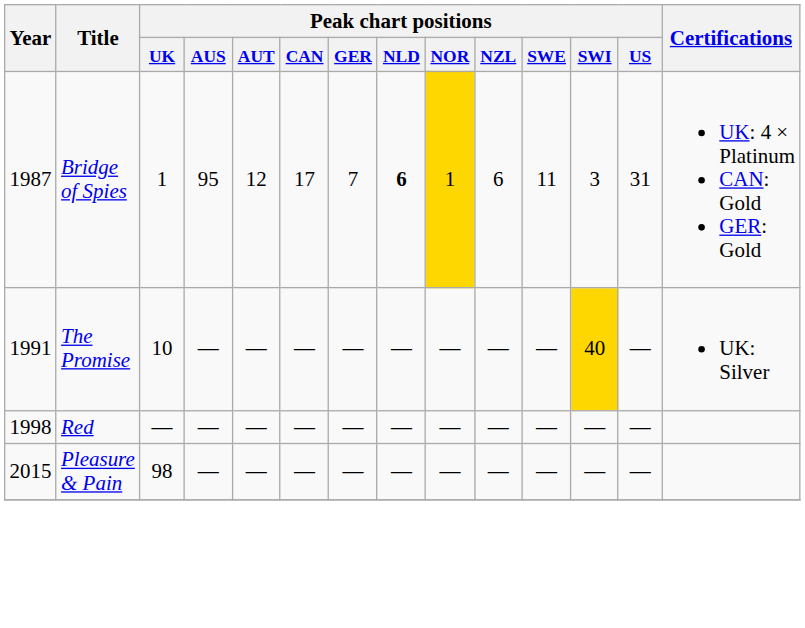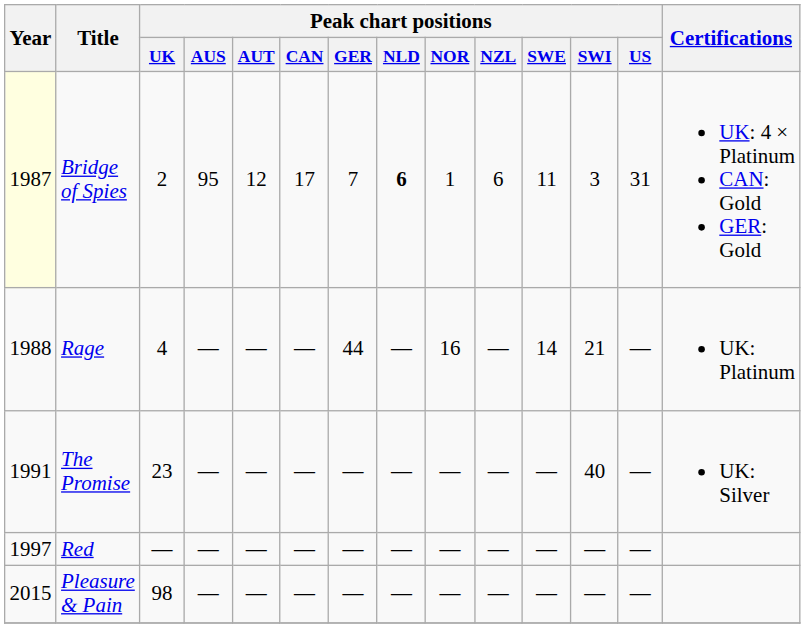(30, 179) no background -> (30, 179) lightyellow background
(162, 179) 1 -> (162, 179) 2
(450, 179) gold background -> (450, 179) no background
+ row: (83, 348)
(162, 348) 10 -> (162, 471) 23
(595, 348) gold background -> (595, 471) no background
(30, 426) 1998 -> (30, 548) 1997
